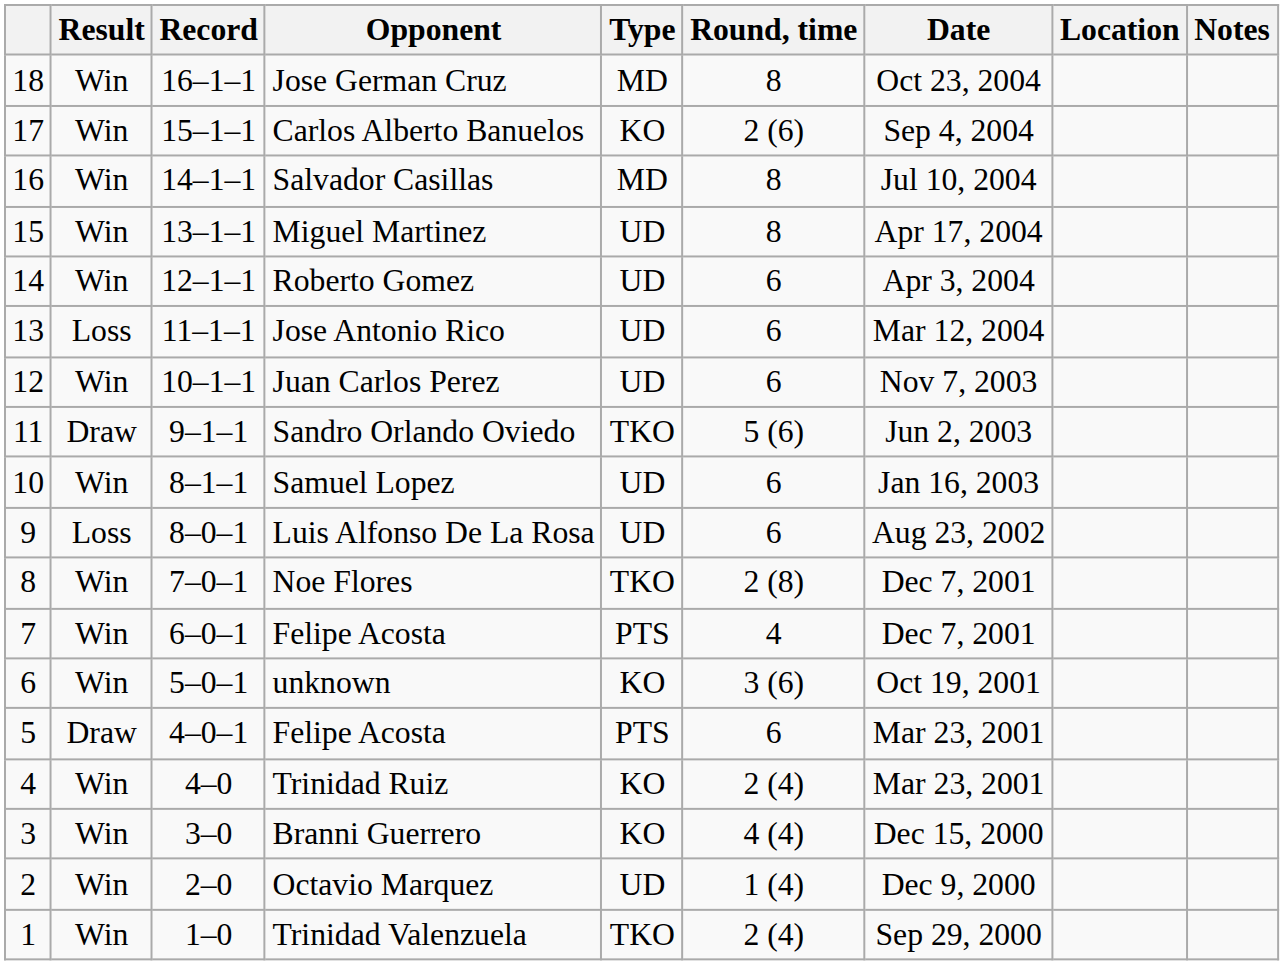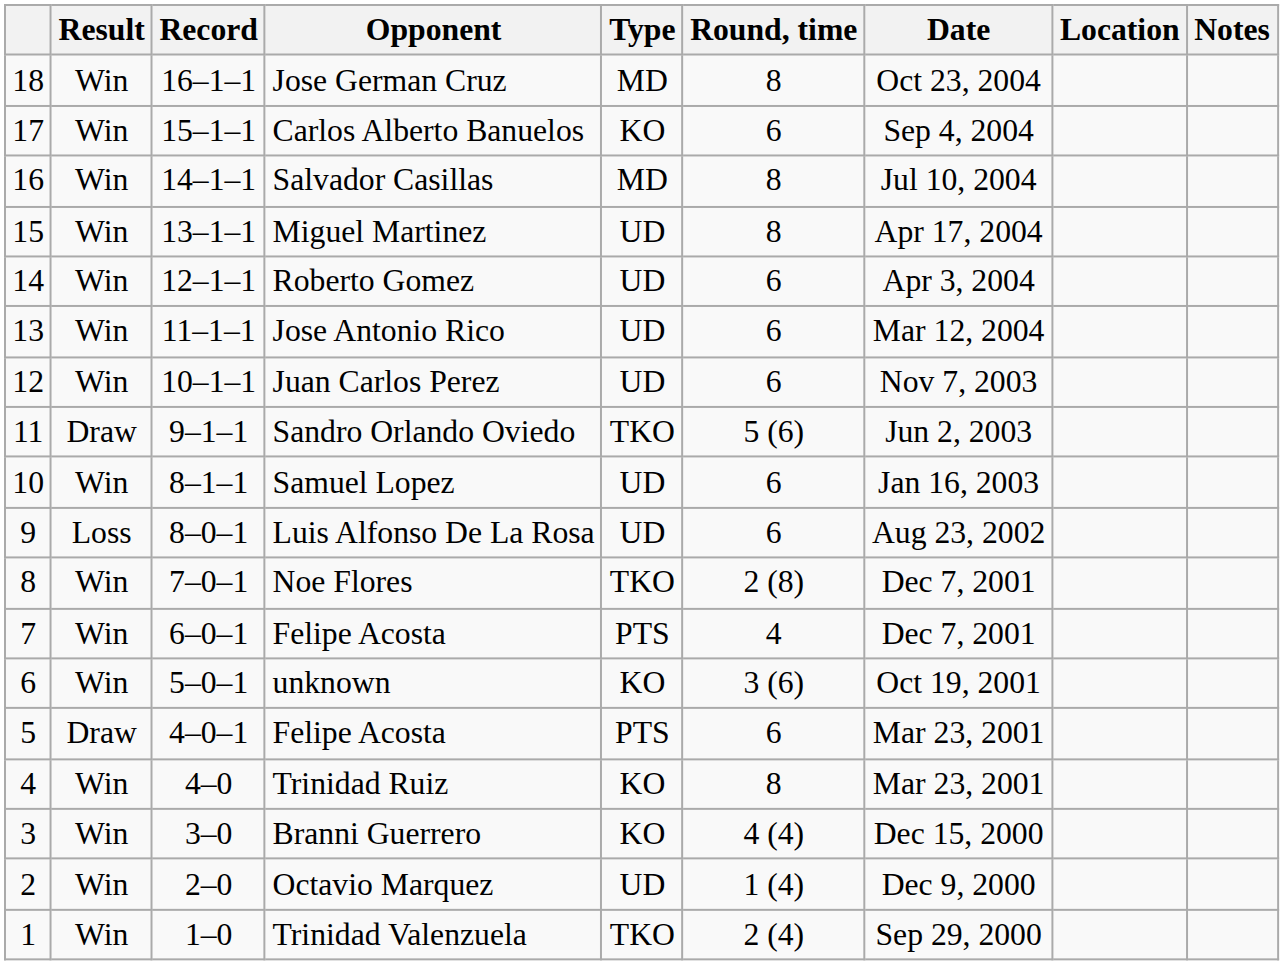(774, 130) 2 (6) -> (774, 130) 6
(102, 331) Loss -> (102, 331) Win
(774, 783) 2 (4) -> (774, 783) 8
